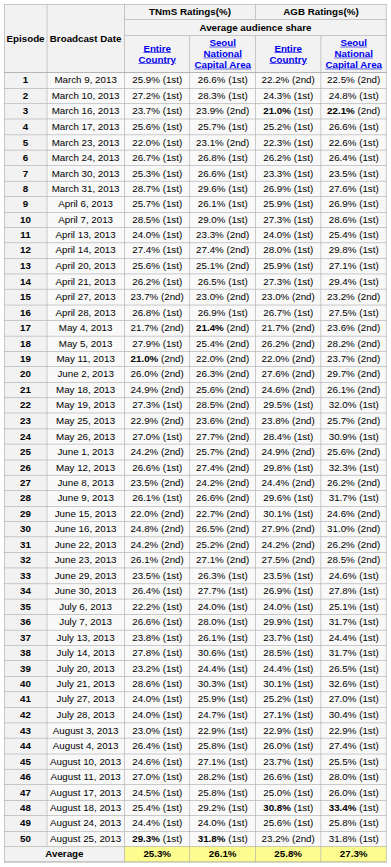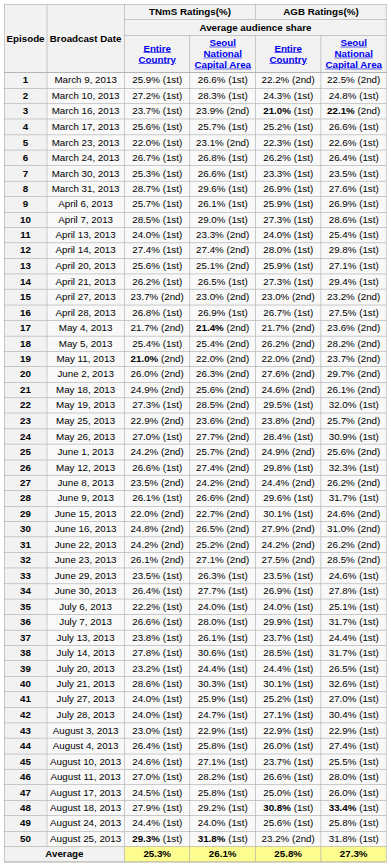(157, 343) 27.9% (1st) -> (157, 343) 25.4% (1st)
(157, 808) 25.4% (1st) -> (157, 808) 27.9% (1st)
